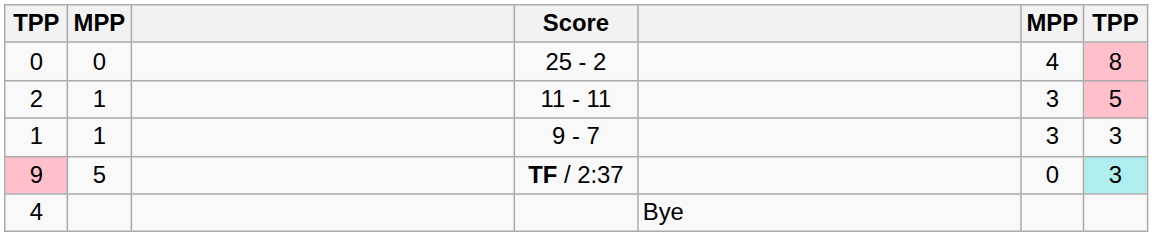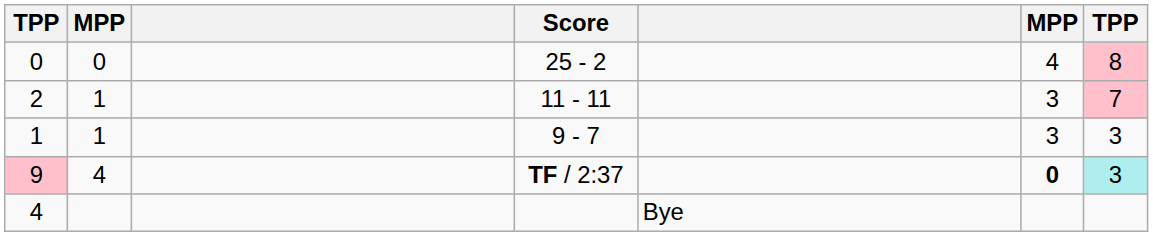(1115, 99) 5 -> (1115, 99) 7
(99, 174) 5 -> (99, 174) 4
(1052, 174) normal -> (1052, 174) bold
